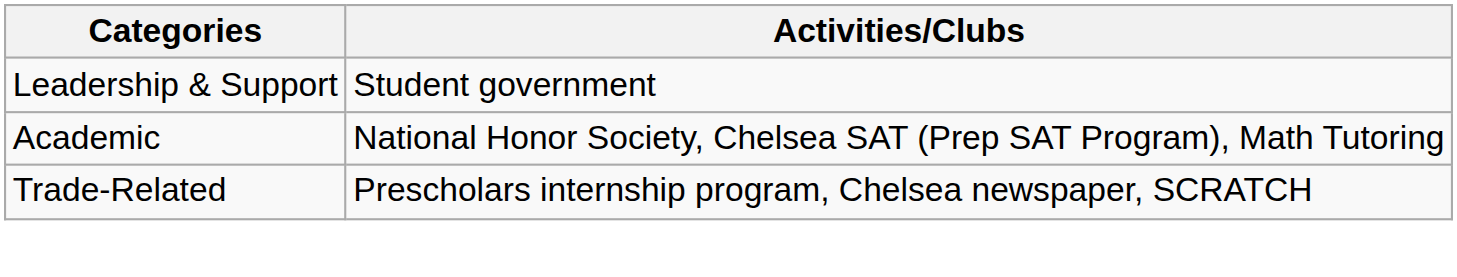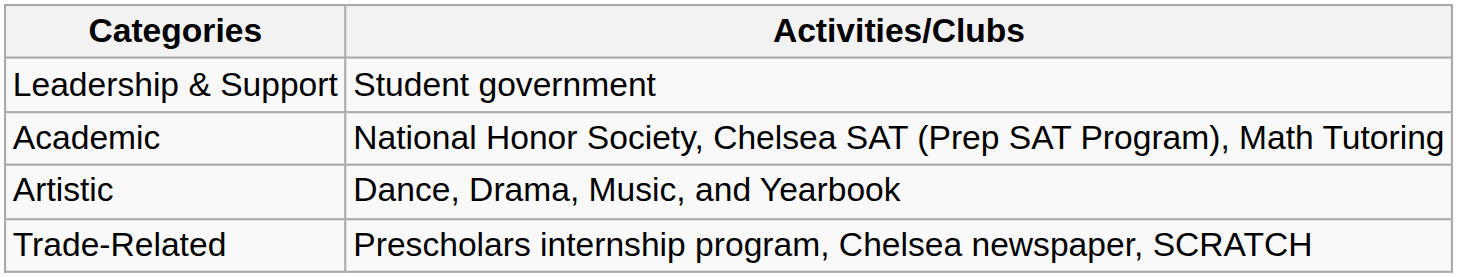+ row: (63, 191)
